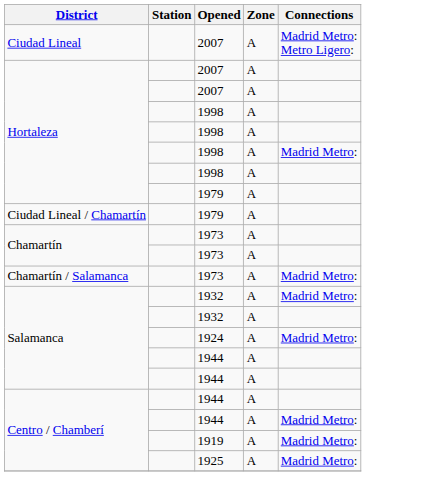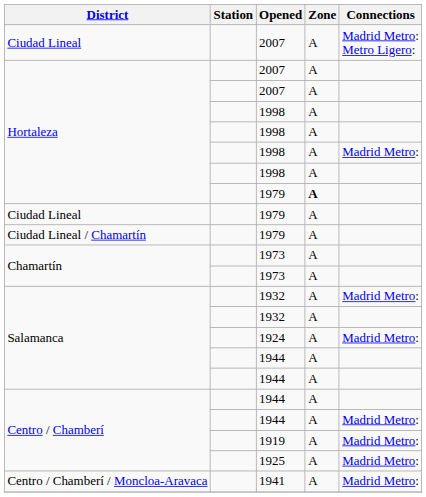(251, 193) normal -> (313, 193) bold
+ row: (44, 214)
- row: (68, 276)
+ row: (107, 481)
